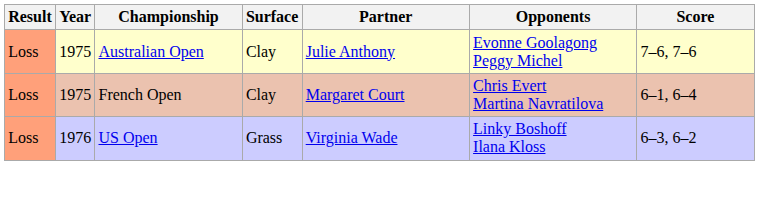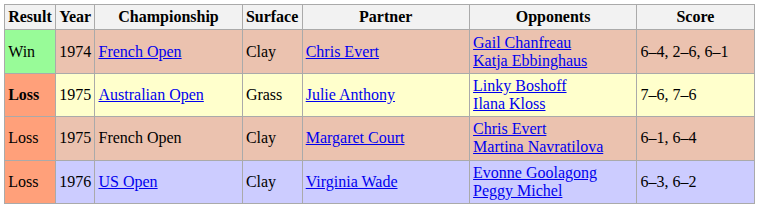+ row: (75, 51)
(23, 51) normal -> (24, 94) bold
(261, 51) Clay -> (264, 94) Grass
(535, 51) Evonne Goolagong Peggy Michel -> (520, 94) Linky Boshoff Ilana Kloss
(264, 138) Grass -> (261, 181) Clay
(520, 138) Linky Boshoff Ilana Kloss -> (535, 181) Evonne Goolagong Peggy Michel
